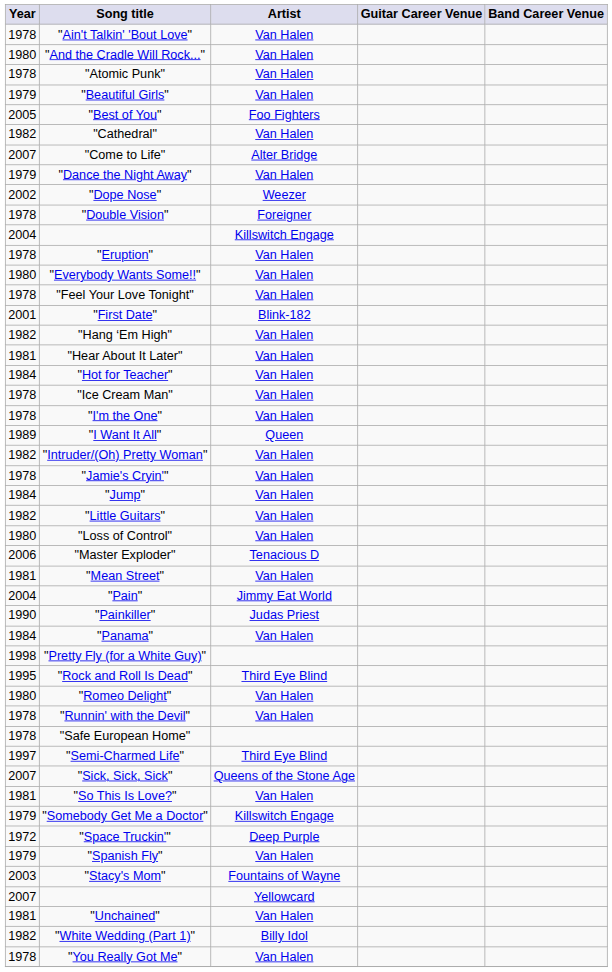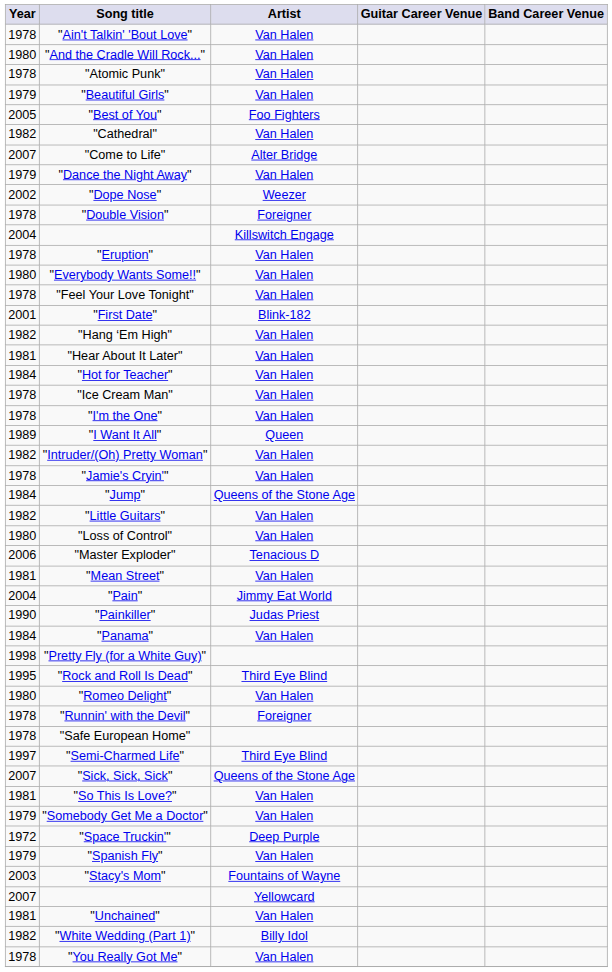(284, 495) Van Halen -> (284, 495) Queens of the Stone Age
(284, 716) Van Halen -> (284, 716) Foreigner
(284, 816) Killswitch Engage -> (284, 816) Van Halen
